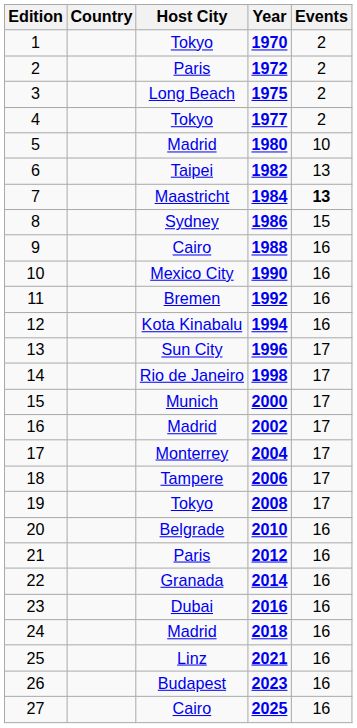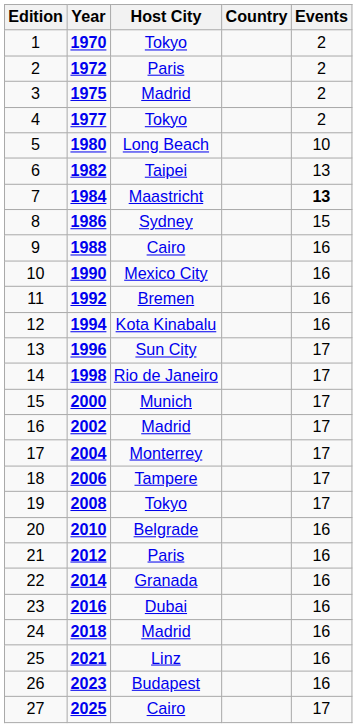columns swapped: (269, 17) <-> (101, 17)
(192, 94) Long Beach -> (166, 94) Madrid
(192, 145) Madrid -> (166, 145) Long Beach
(321, 709) 16 -> (321, 709) 17
